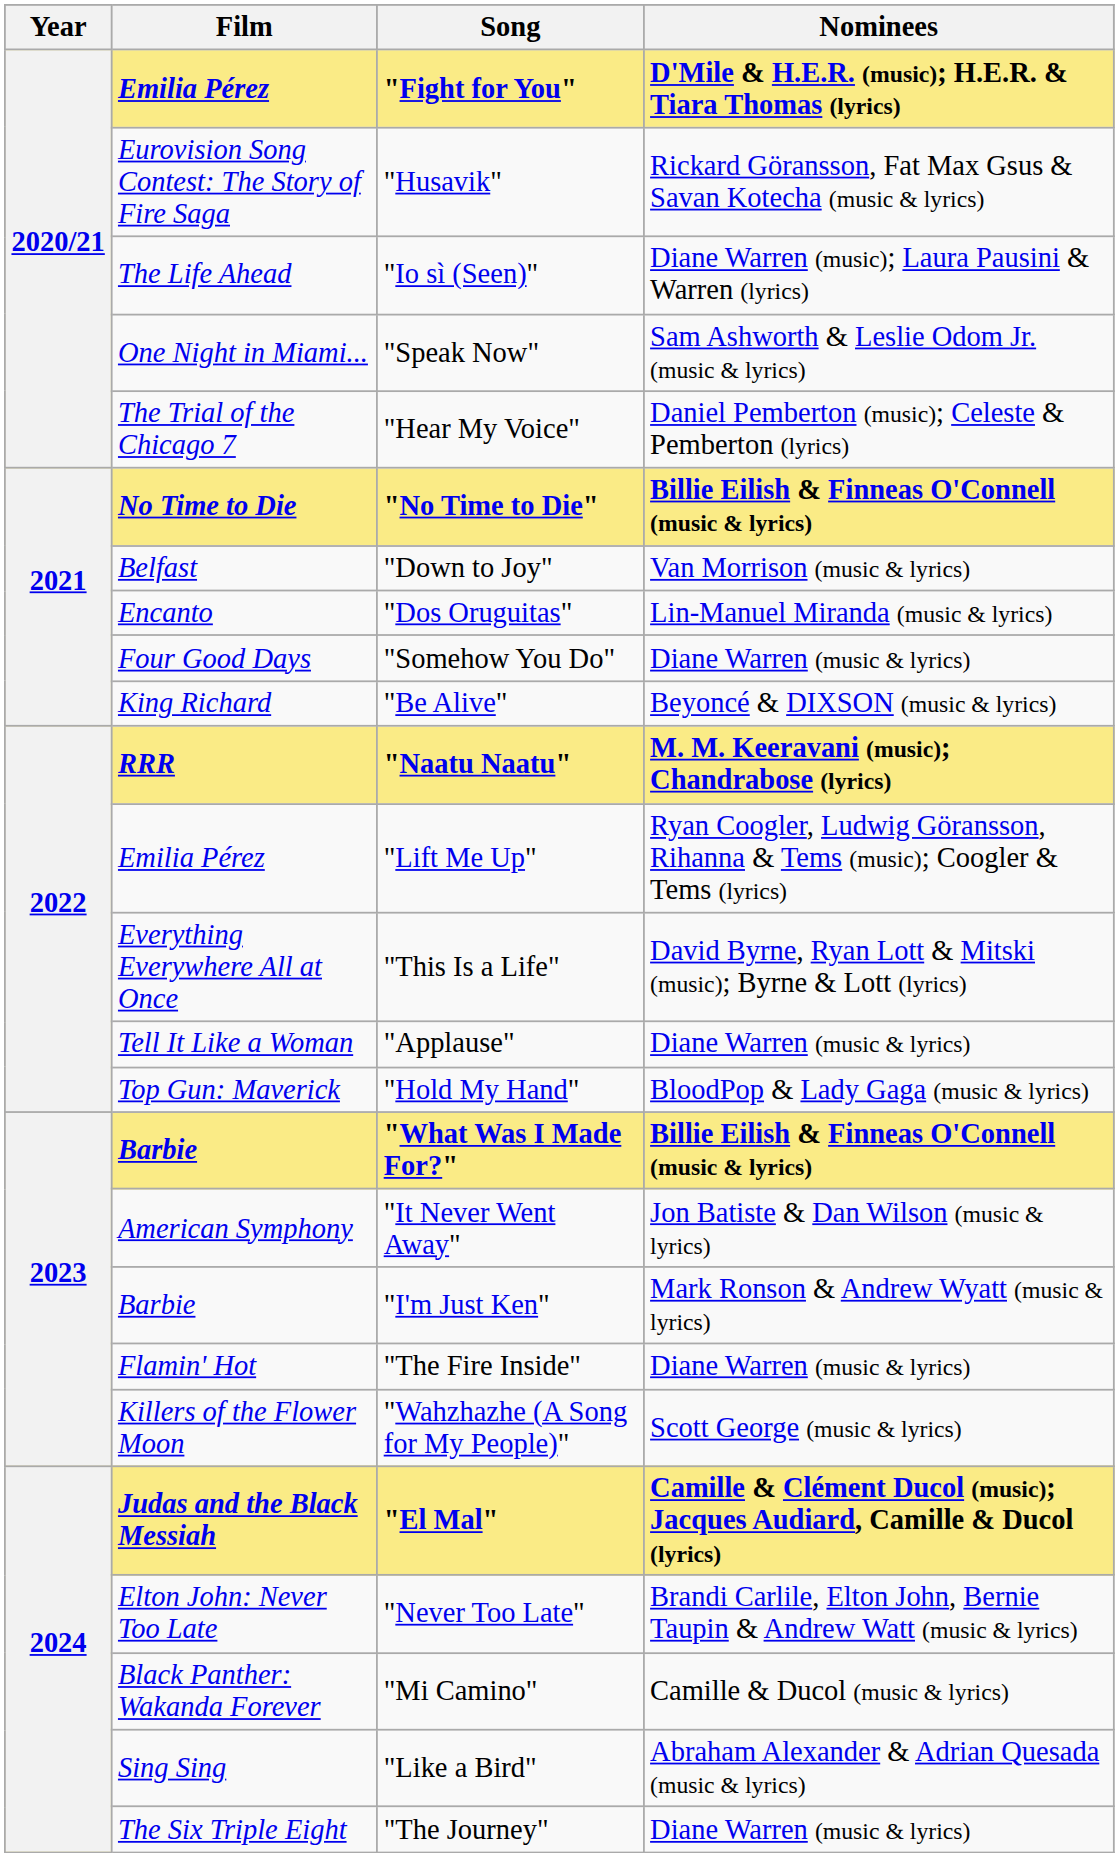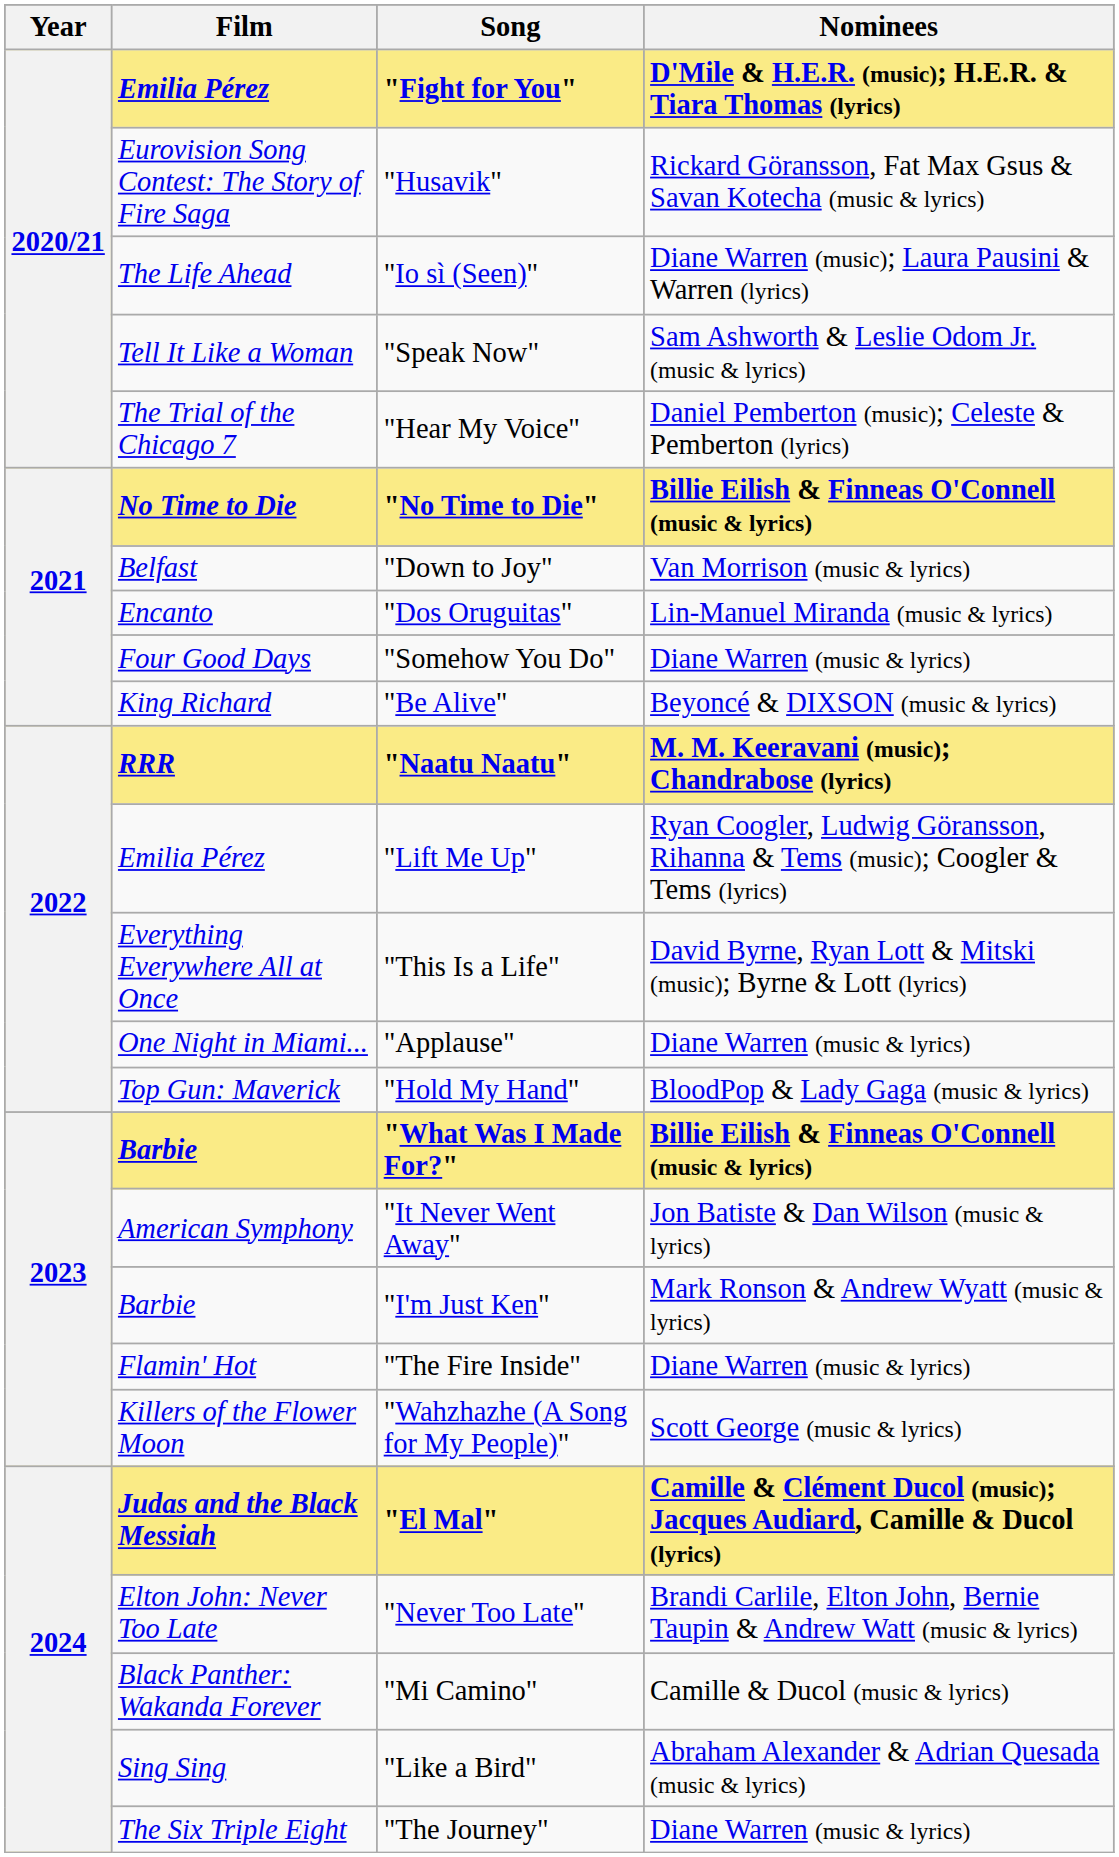(243, 351) One Night in Miami... -> (236, 351) Tell It Like a Woman
(236, 1043) Tell It Like a Woman -> (243, 1043) One Night in Miami...
